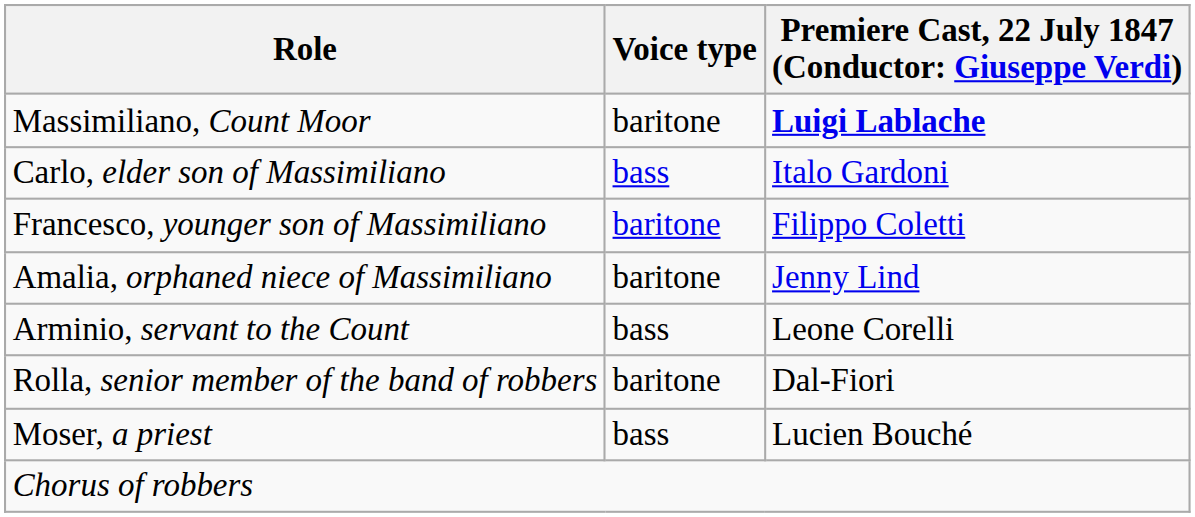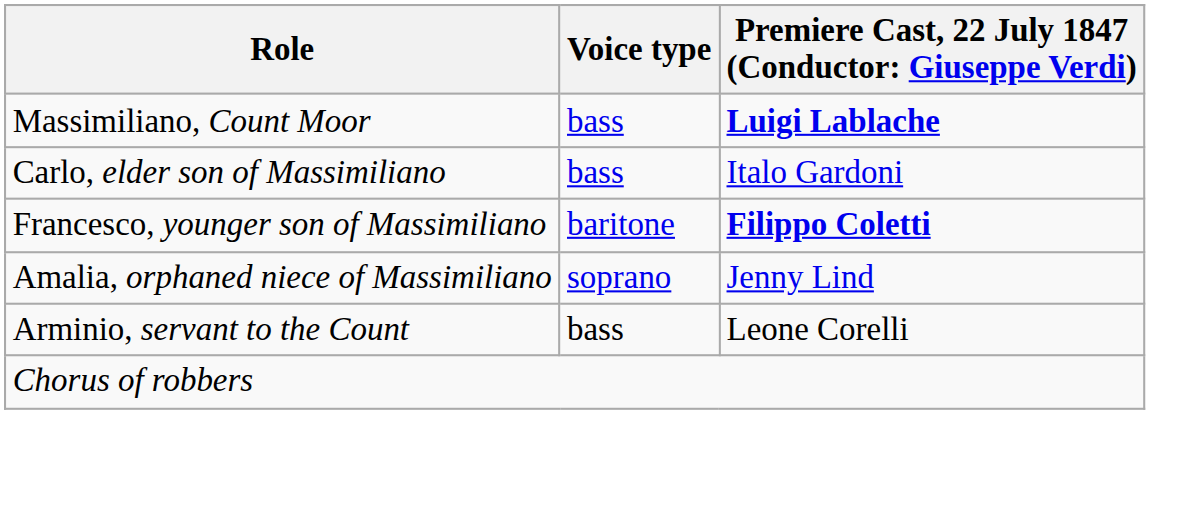(667, 119) baritone -> (595, 119) bass
(869, 224) normal -> (829, 224) bold
(667, 276) baritone -> (619, 276) soprano
- row: (305, 381)
- row: (112, 433)
